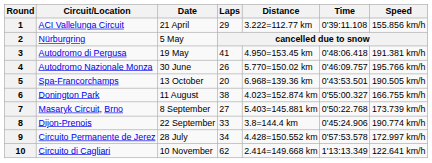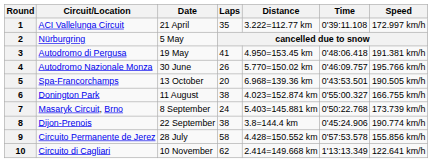(224, 25) 29 -> (224, 25) 35
(399, 25) 155.856 km/h -> (399, 25) 172.997 km/h
(224, 108) 27 -> (224, 108) 24
(224, 122) 33 -> (224, 122) 38
(224, 136) 34 -> (224, 136) 58
(399, 136) 172.997 km/h -> (399, 136) 155.856 km/h
